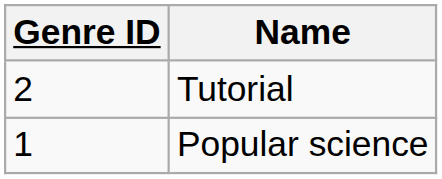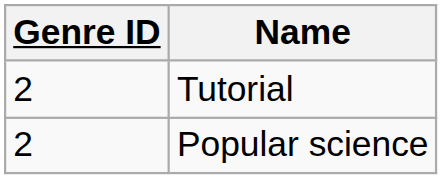(23, 144) 1 -> (23, 144) 2
